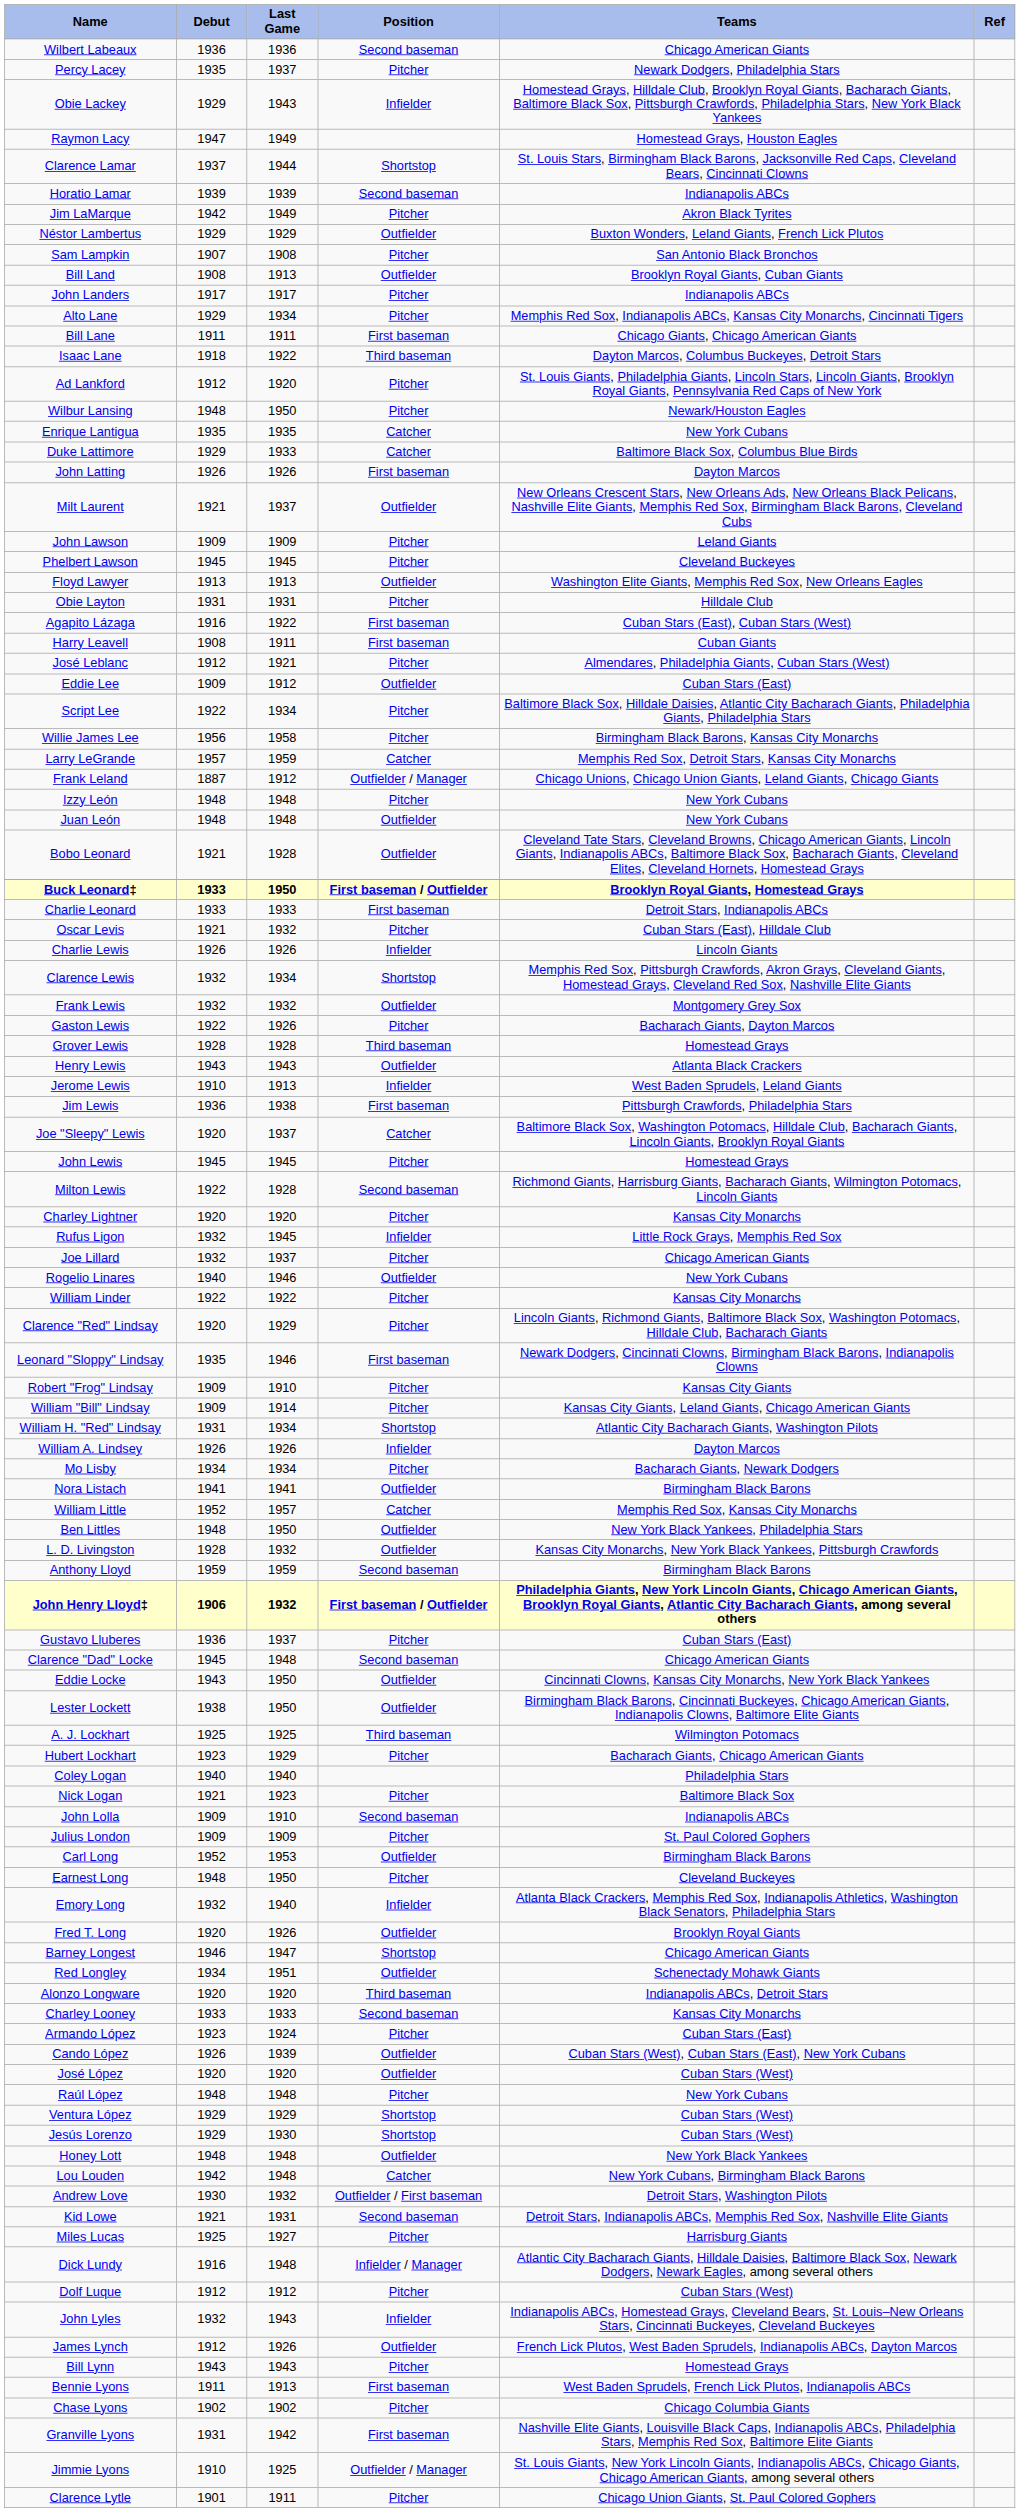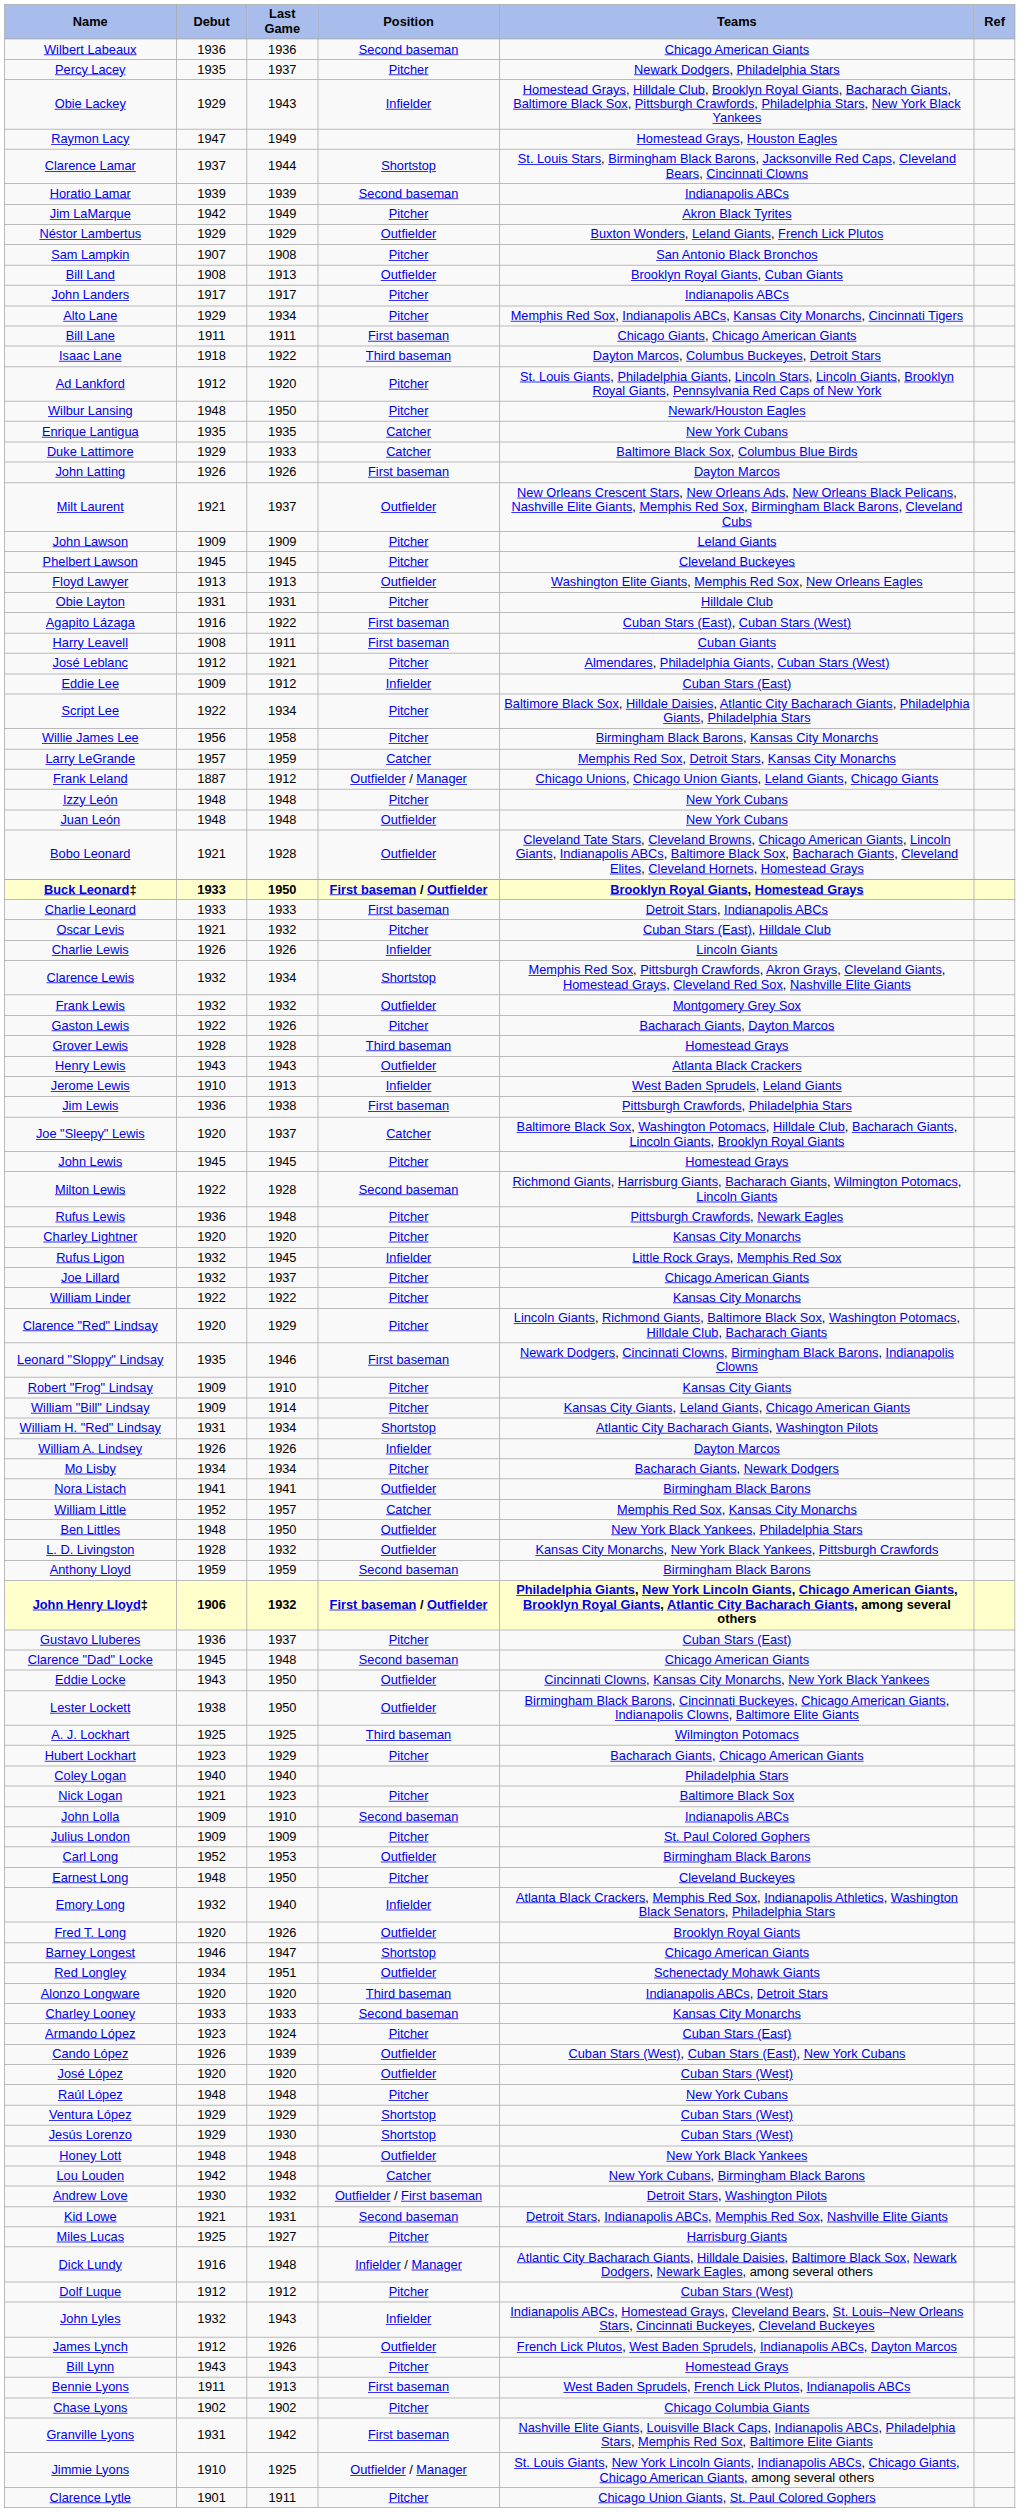(409, 683) Outfielder -> (409, 683) Infielder
+ row: (90, 1216)
- row: (90, 1277)
